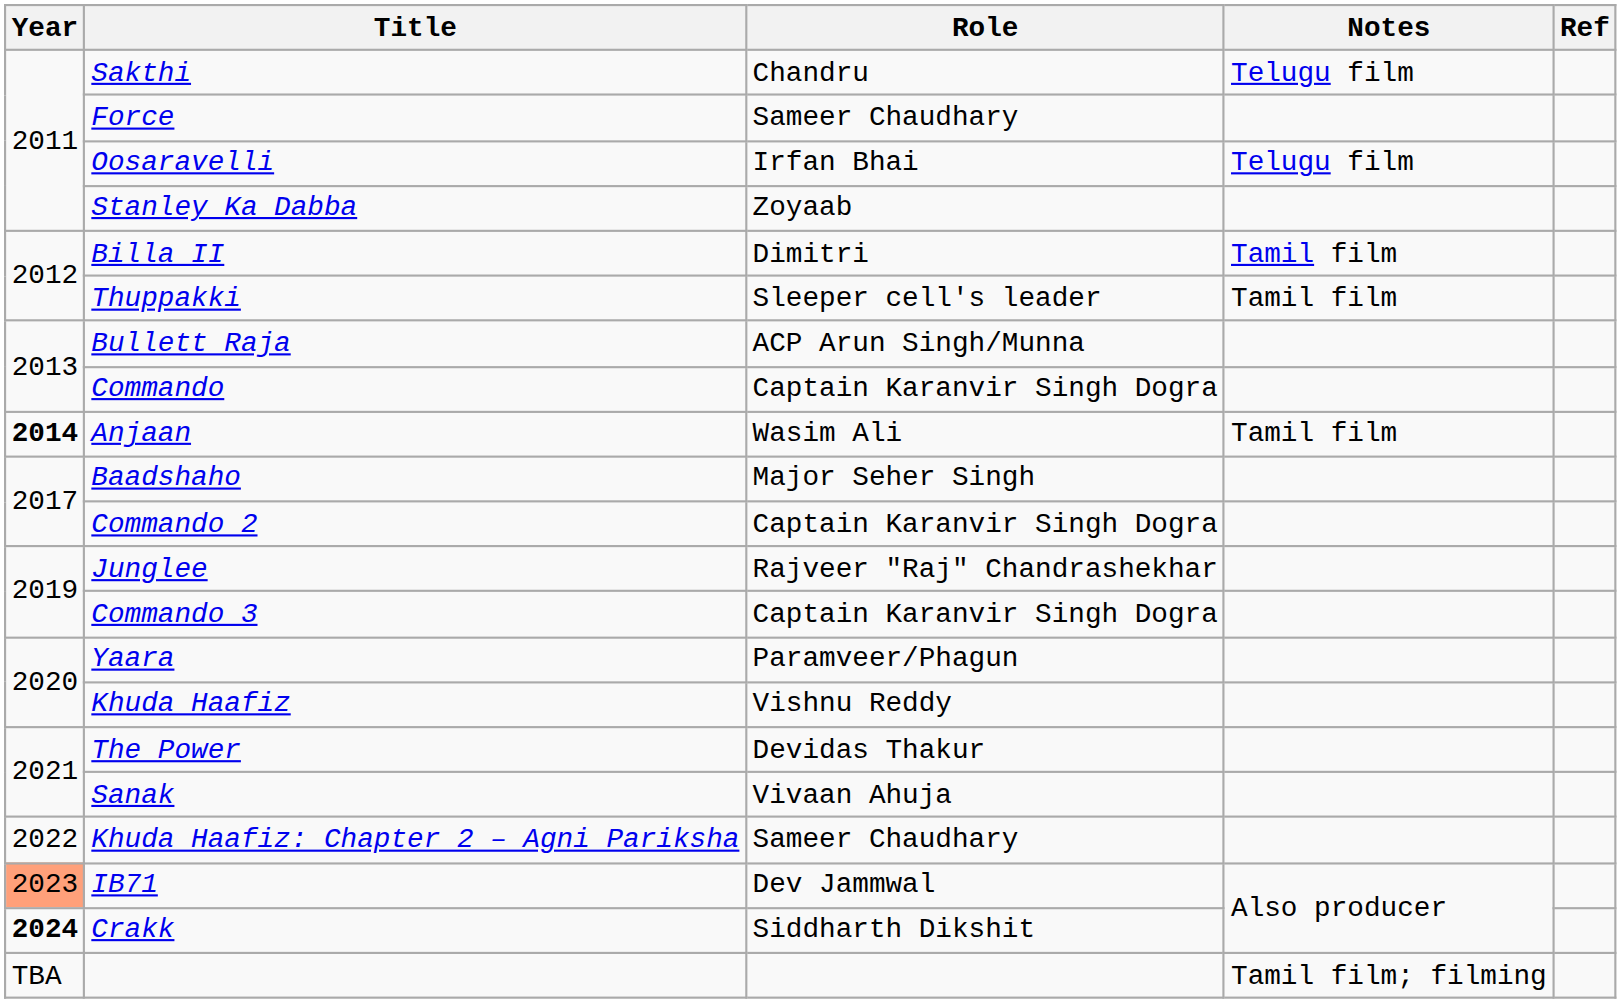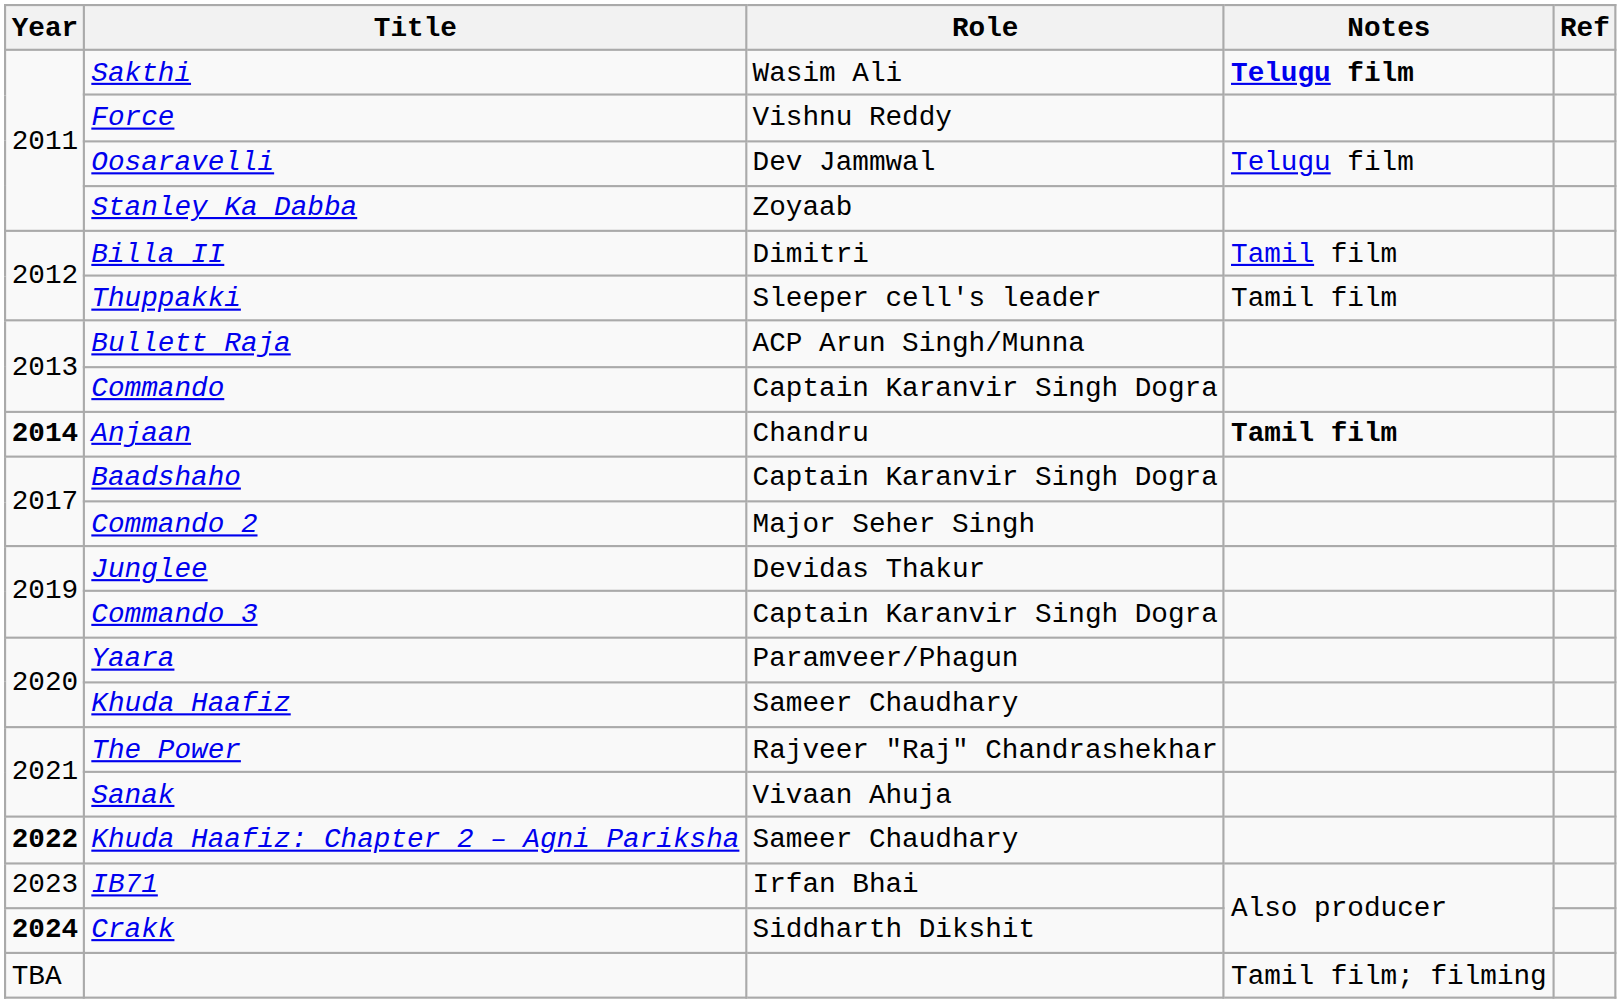(811, 73) Chandru -> (827, 73) Wasim Ali
(1322, 73) normal -> (1322, 73) bold
(886, 118) Sameer Chaudhary -> (852, 118) Vishnu Reddy
(836, 163) Irfan Bhai -> (844, 163) Dev Jammwal
(827, 434) Wasim Ali -> (811, 434) Chandru
(1314, 434) normal -> (1314, 434) bold
(894, 479) Major Seher Singh -> (985, 479) Captain Karanvir Singh Dogra
(985, 524) Captain Karanvir Singh Dogra -> (894, 524) Major Seher Singh
(985, 569) Rajveer "Raj" Chandrashekhar -> (869, 569) Devidas Thakur
(852, 705) Vishnu Reddy -> (886, 705) Sameer Chaudhary
(869, 750) Devidas Thakur -> (985, 750) Rajveer "Raj" Chandrashekhar
(45, 840) normal -> (45, 840) bold
(45, 885) lightsalmon background -> (45, 885) no background
(844, 885) Dev Jammwal -> (836, 885) Irfan Bhai
